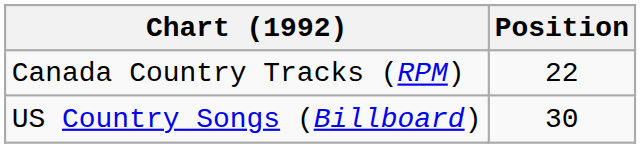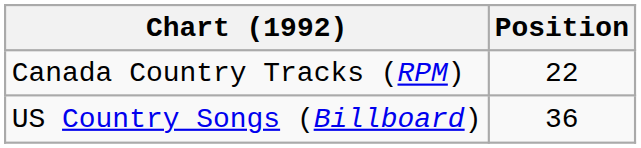(562, 119) 30 -> (562, 119) 36
